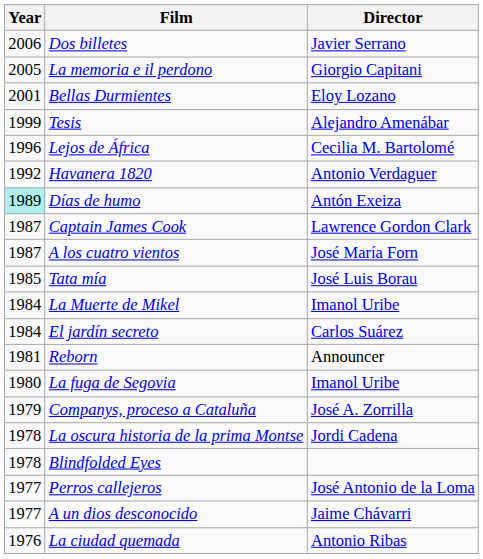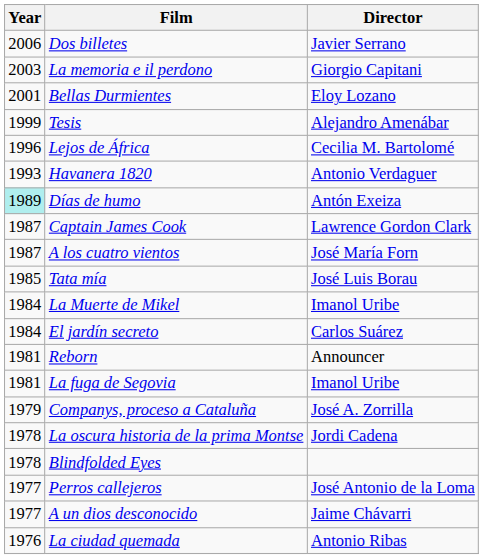(25, 69) 2005 -> (25, 69) 2003
(25, 174) 1992 -> (25, 174) 1993
(25, 383) 1980 -> (25, 383) 1981
